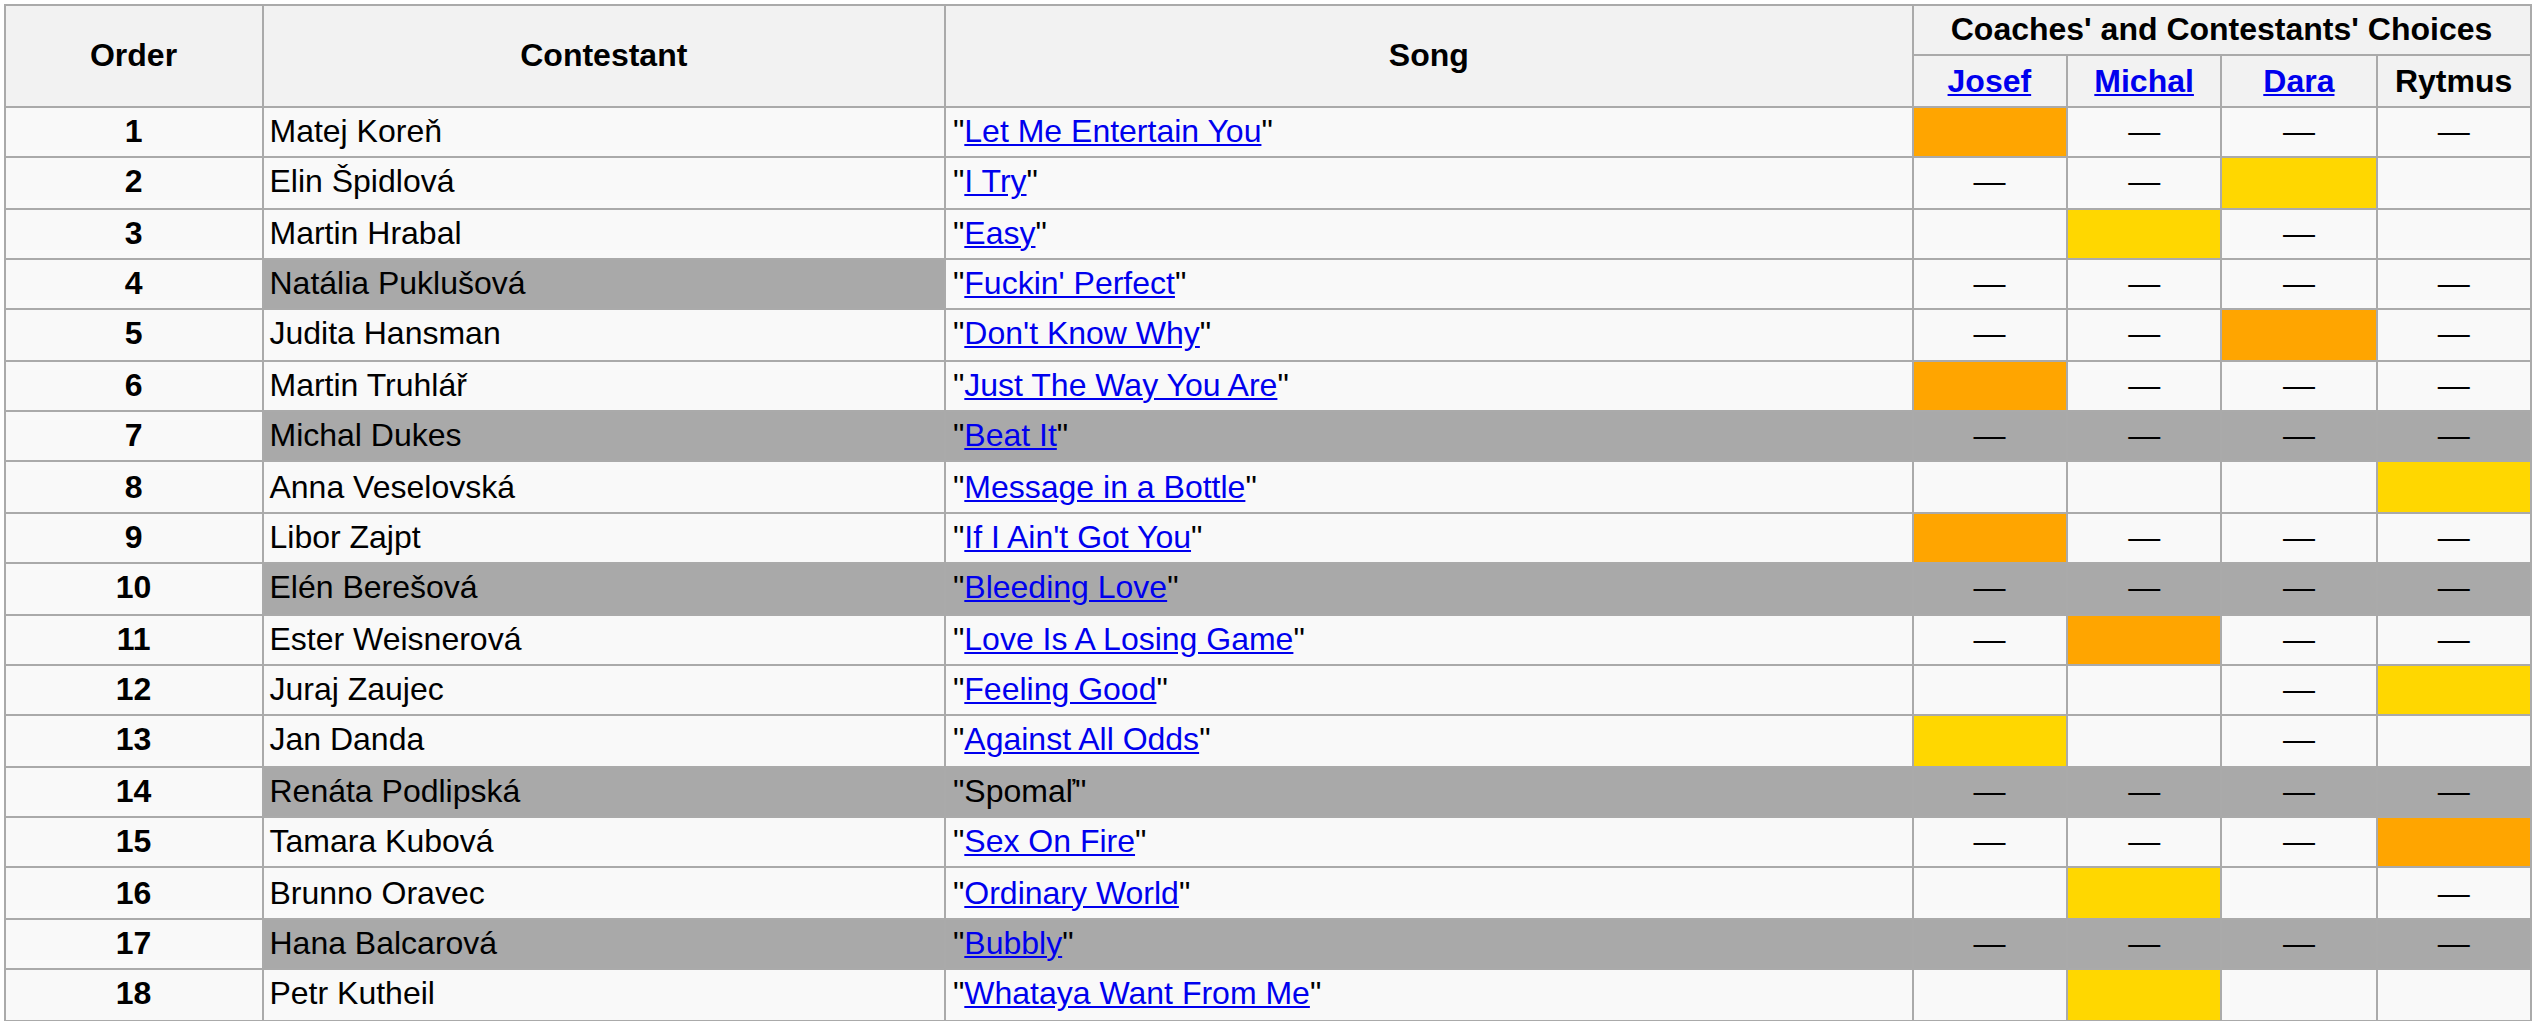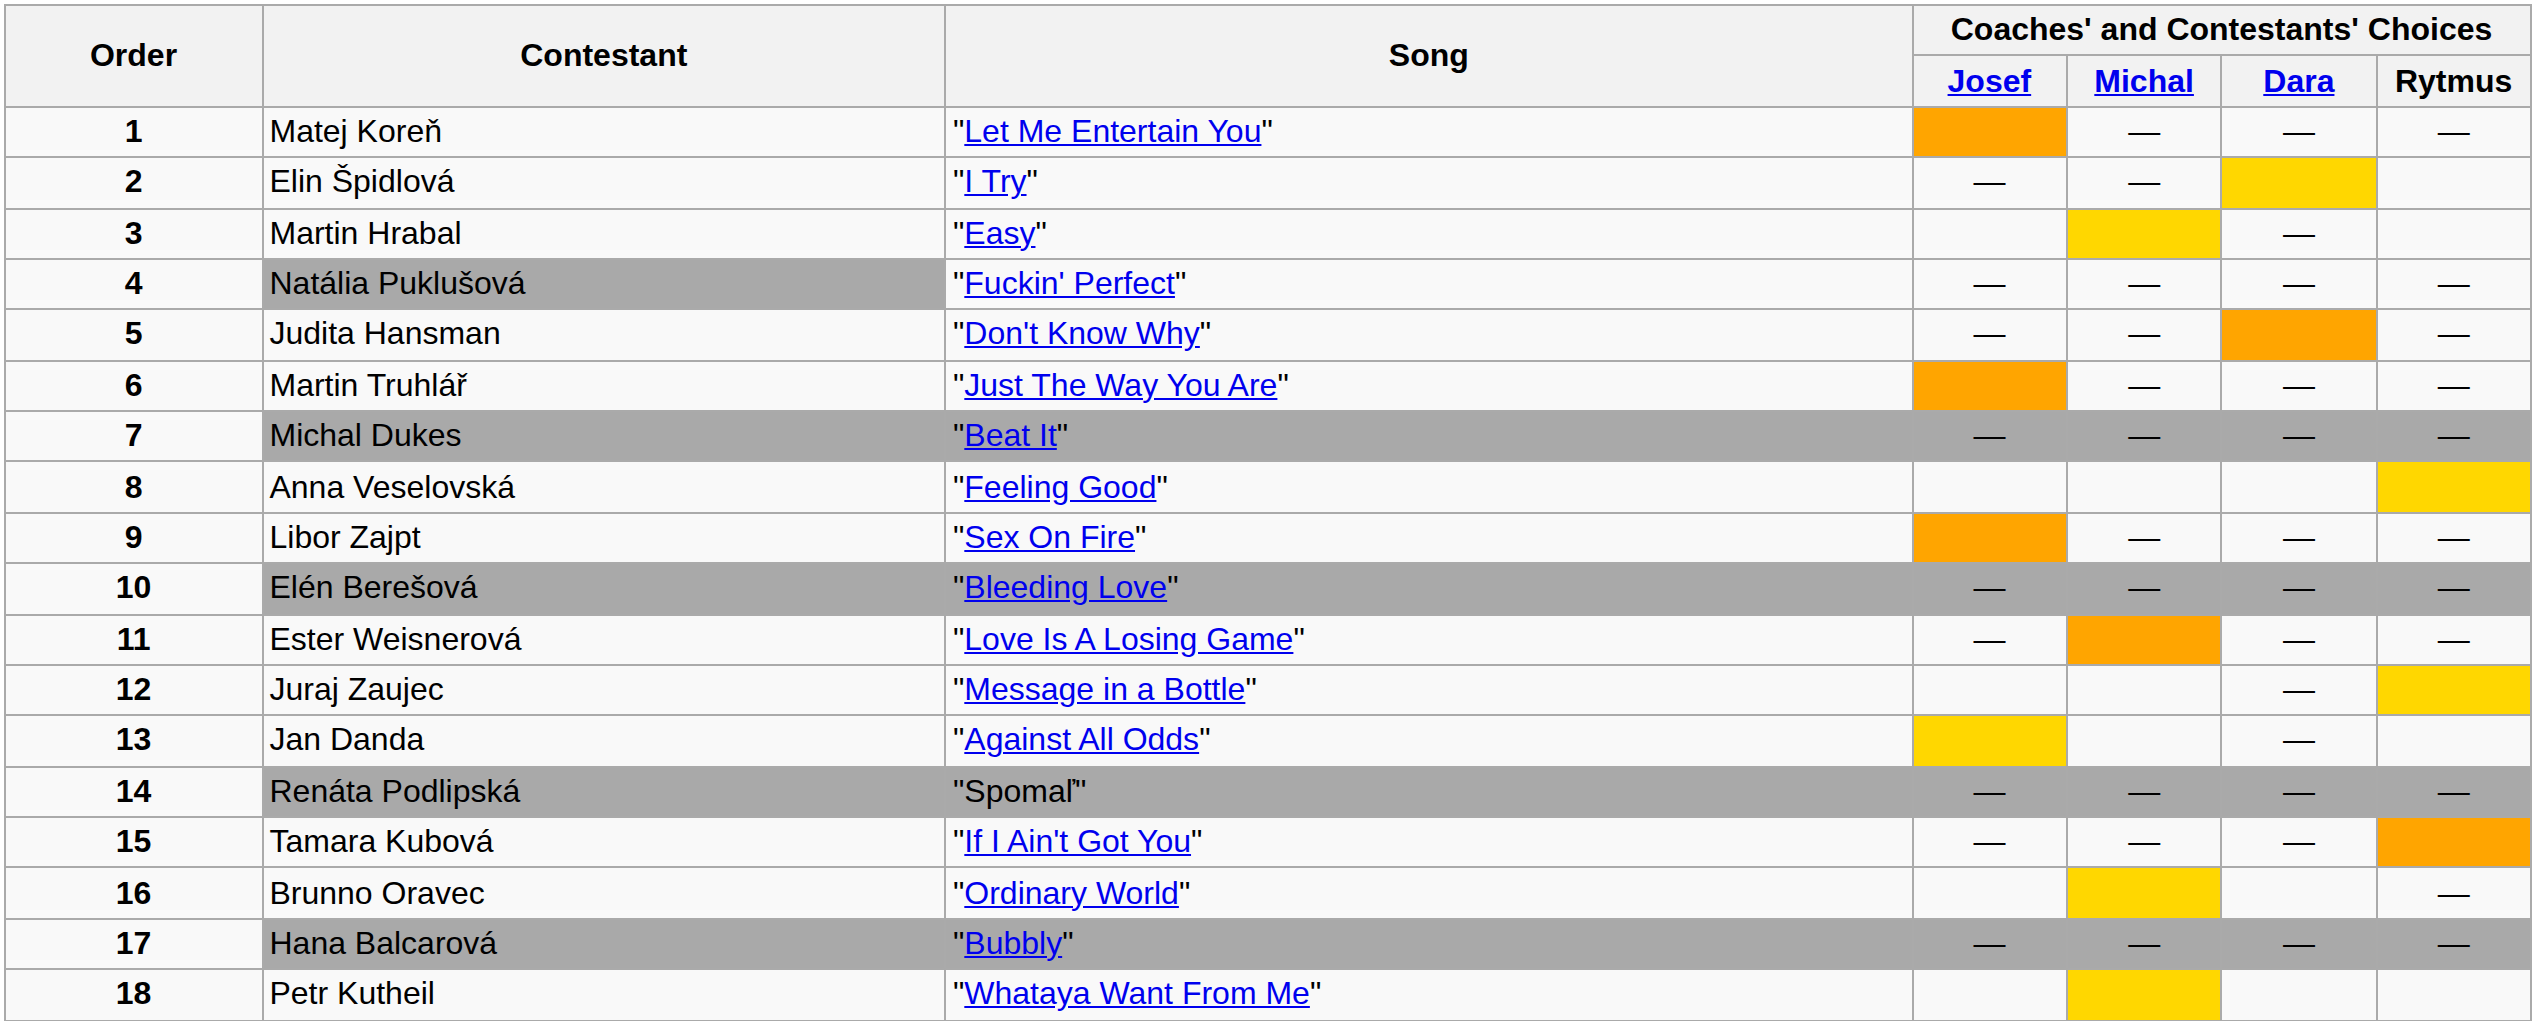(1105, 486) "Message in a Bottle" -> (1060, 486) "Feeling Good"
(1078, 537) "If I Ain't Got You" -> (1050, 537) "Sex On Fire"
(1060, 689) "Feeling Good" -> (1105, 689) "Message in a Bottle"
(1050, 841) "Sex On Fire" -> (1078, 841) "If I Ain't Got You"
